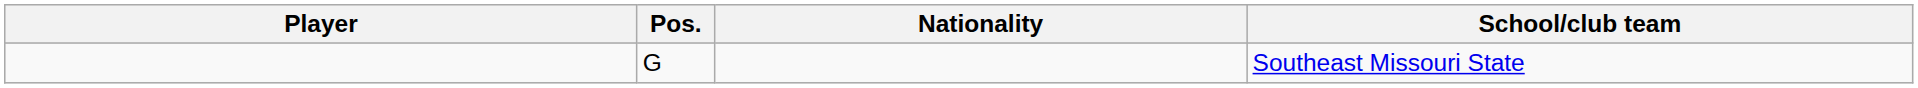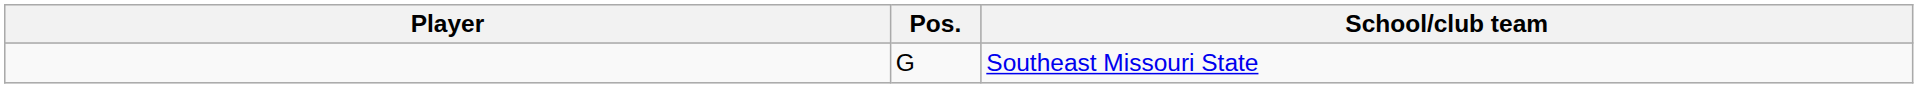- column: (981, 23)
